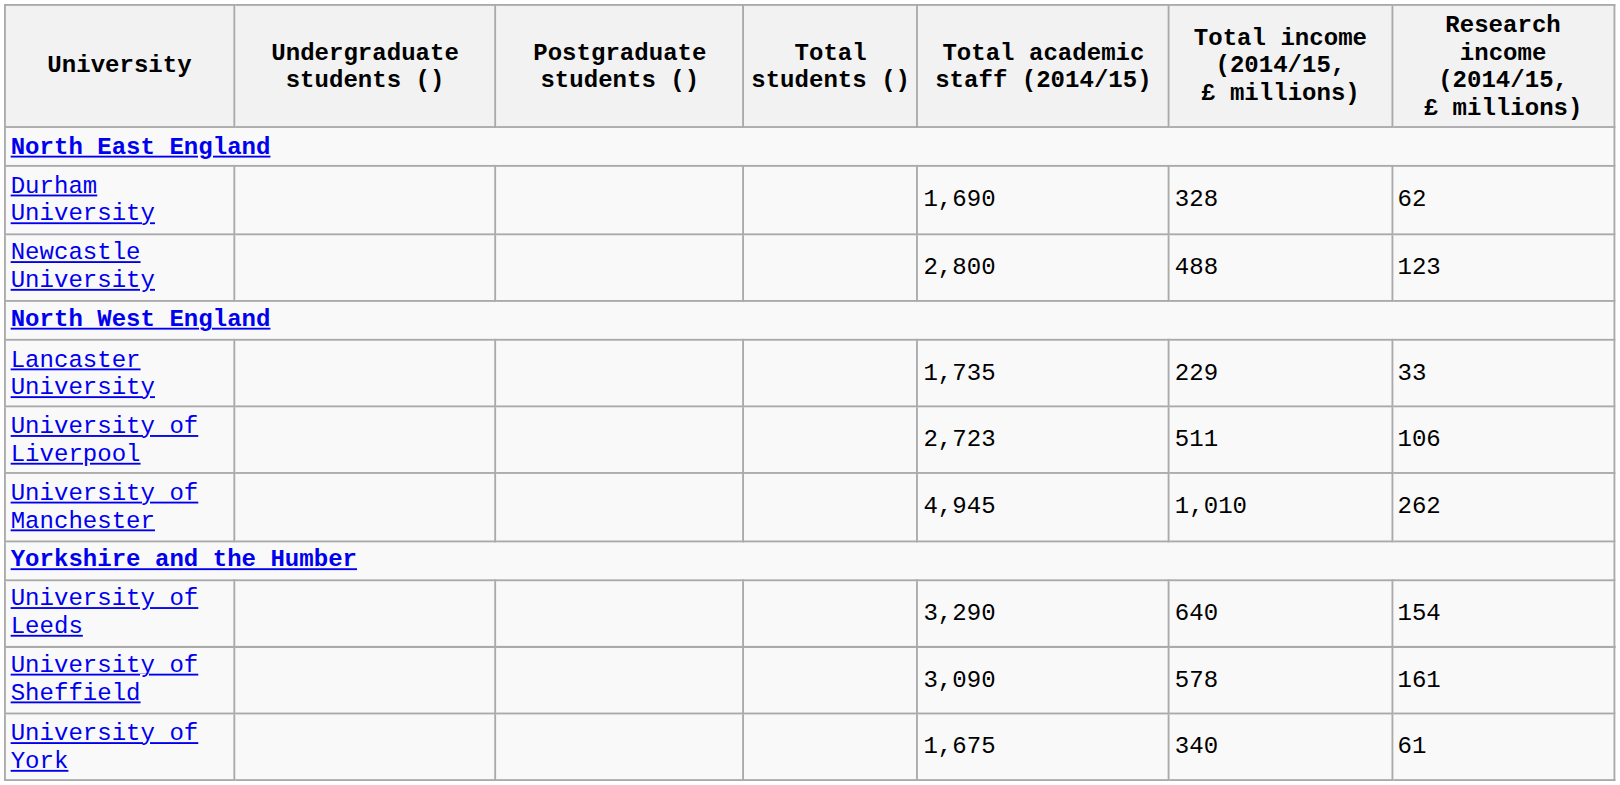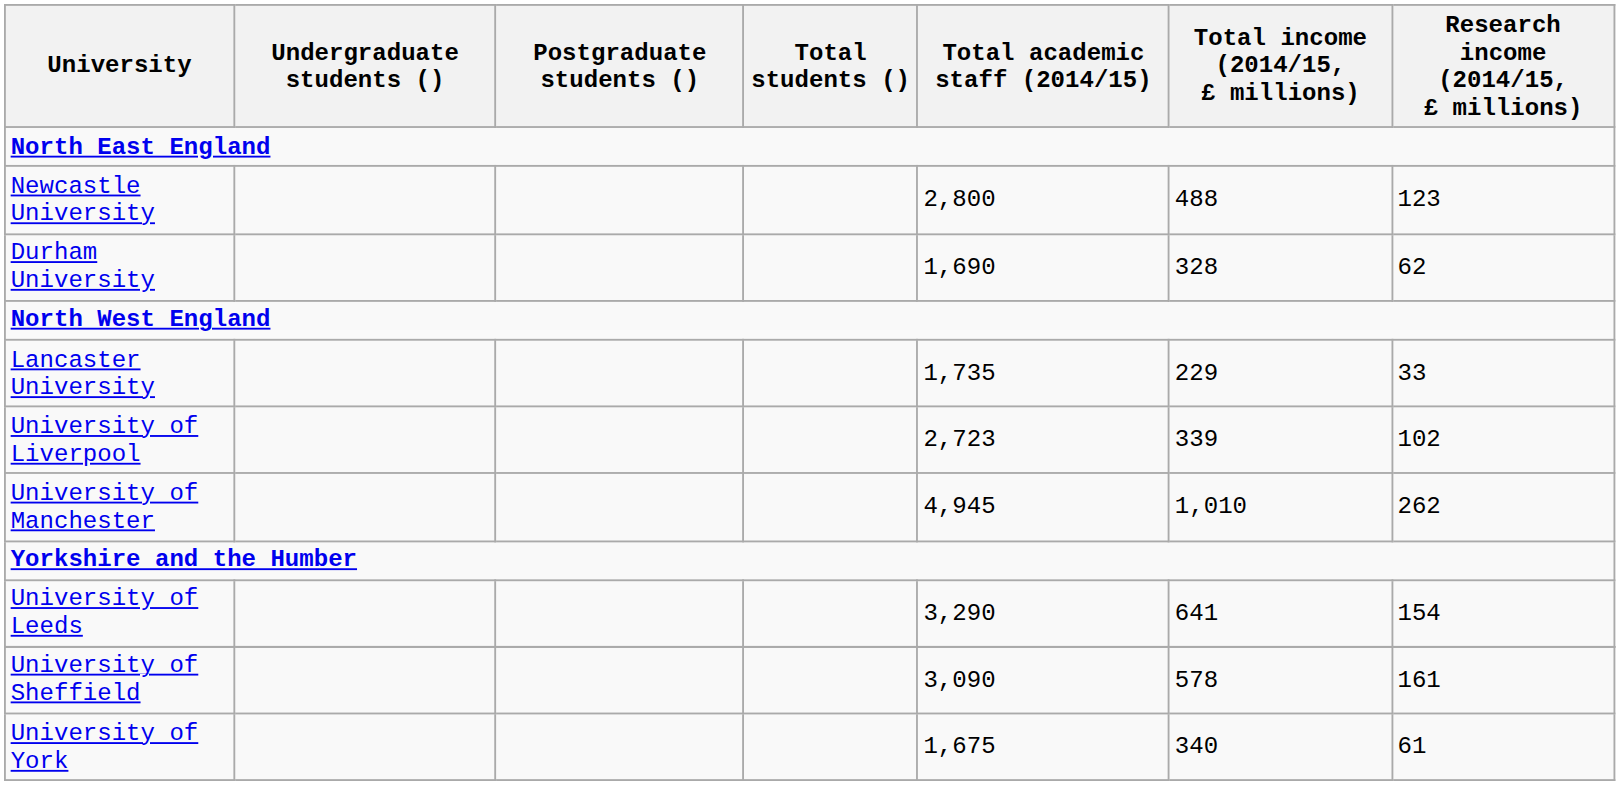rows swapped: (83, 200) <-> (83, 267)
(1196, 440) 511 -> (1196, 440) 339
(1419, 440) 106 -> (1419, 440) 102
(1196, 613) 640 -> (1196, 613) 641
